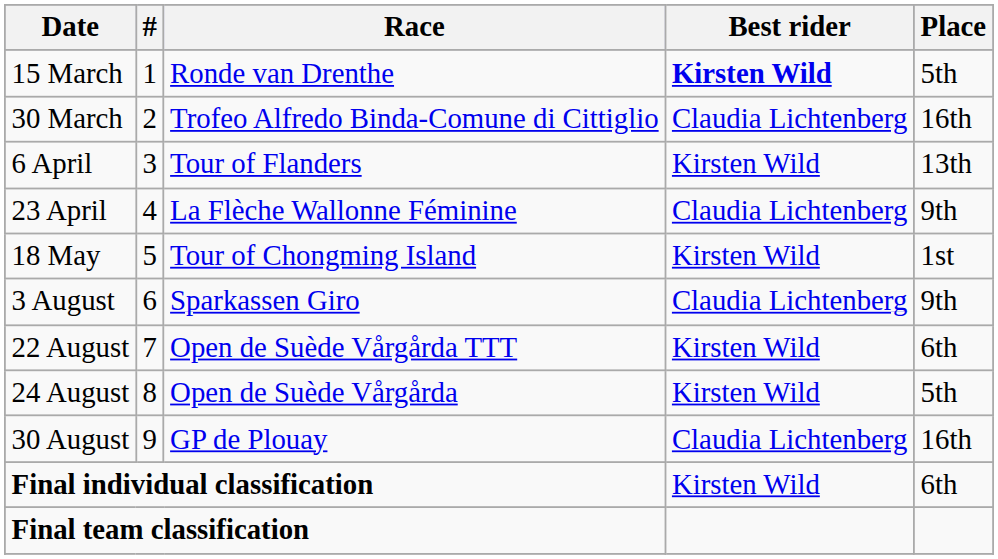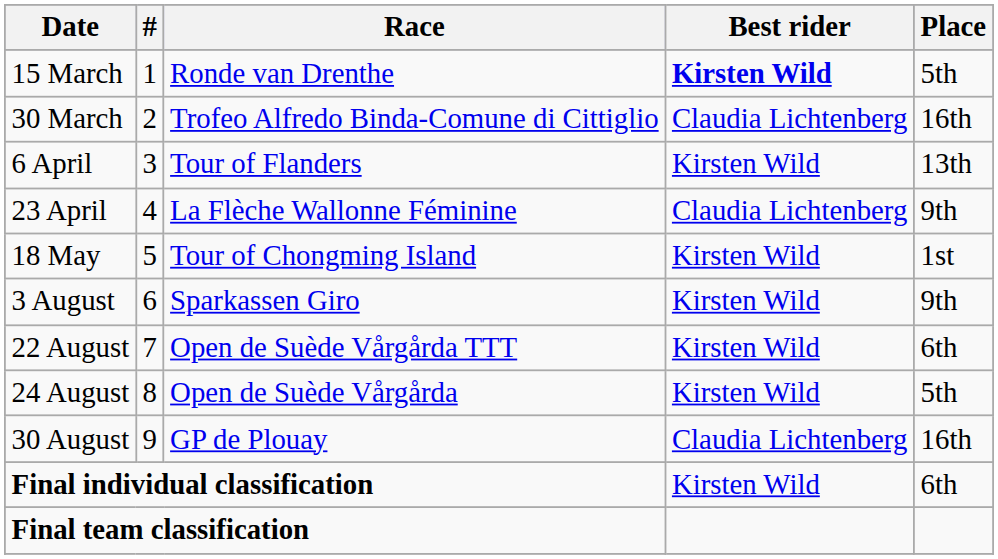(790, 301) Claudia Lichtenberg -> (746, 301) Kirsten Wild
